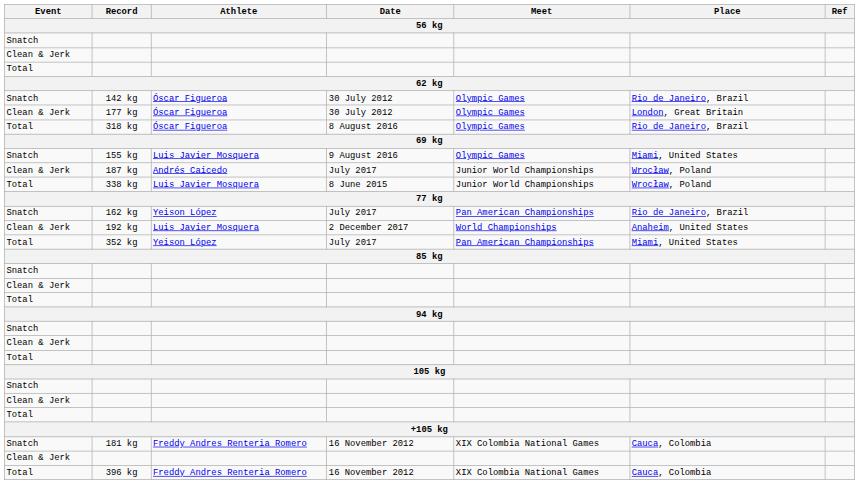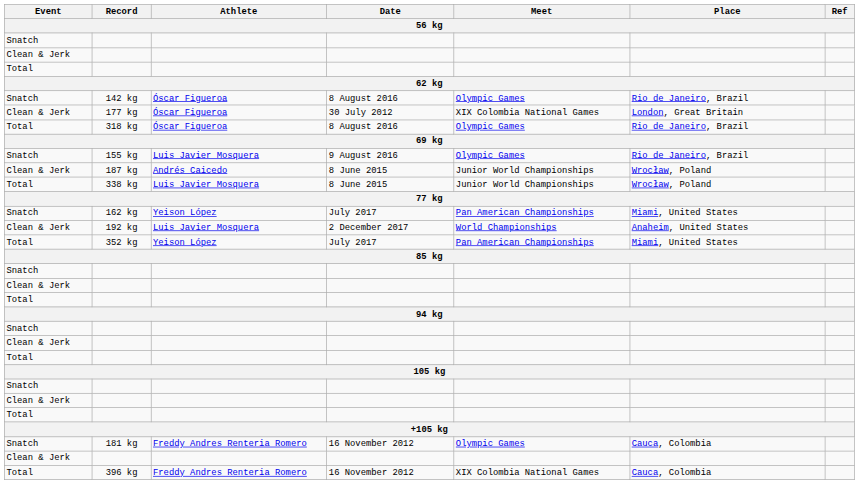(361, 98) 30 July 2012 -> (363, 98) 8 August 2016
(490, 112) Olympic Games -> (527, 112) XIX Colombia National Games
(685, 156) Miami, United States -> (690, 156) Rio de Janeiro, Brazil
(353, 170) July 2017 -> (358, 170) 8 June 2015
(690, 213) Rio de Janeiro, Brazil -> (685, 213) Miami, United States
(527, 444) XIX Colombia National Games -> (490, 444) Olympic Games
